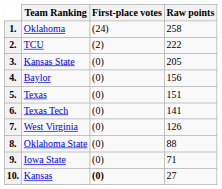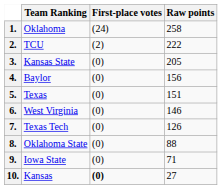(46, 111) Texas Tech -> (51, 111) West Virginia
(174, 111) 141 -> (174, 111) 146
(51, 127) West Virginia -> (46, 127) Texas Tech
